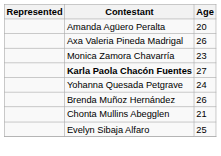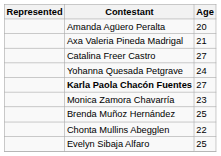(201, 41) 26 -> (201, 41) 21
+ row: (111, 56)
rows swapped: (121, 56) <-> (125, 85)
(201, 100) 26 -> (201, 115) 25
(201, 115) 21 -> (201, 129) 22
